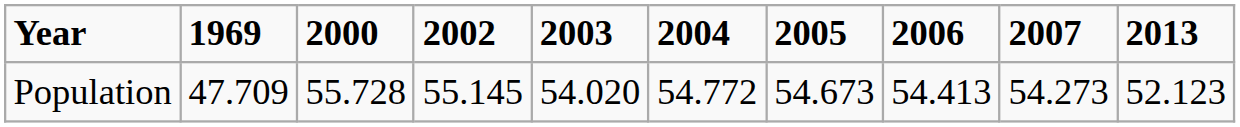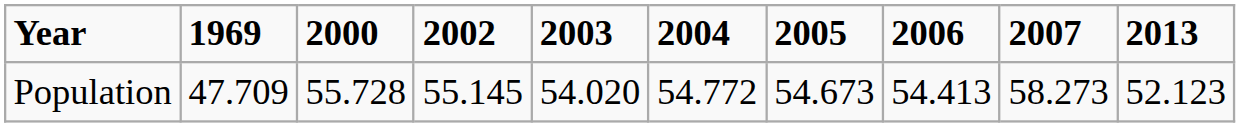(1059, 91) 54.273 -> (1059, 91) 58.273
